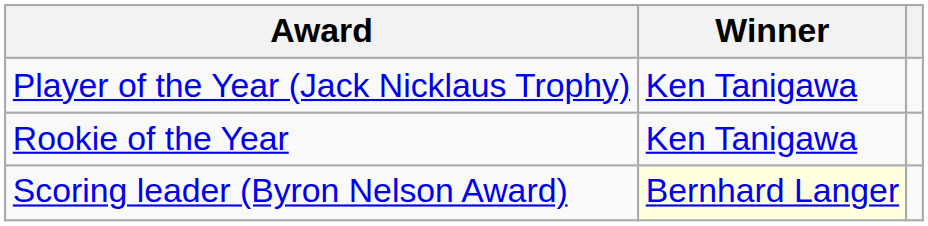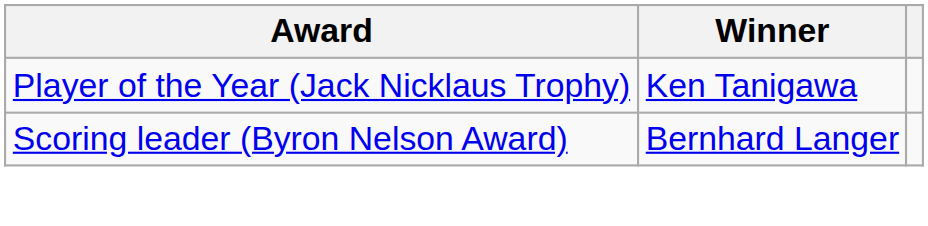- row: (151, 138)
(772, 191) lightyellow background -> (772, 138) no background
